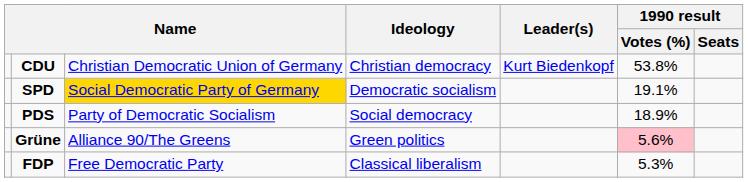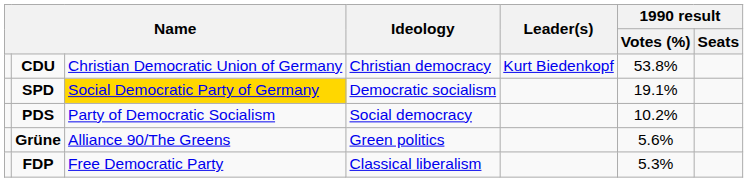(656, 115) 18.9% -> (656, 115) 10.2%
(656, 139) pink background -> (656, 139) no background
